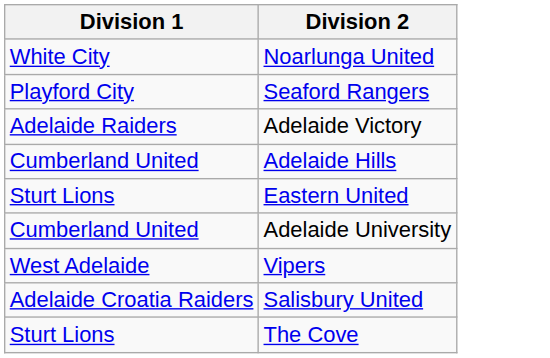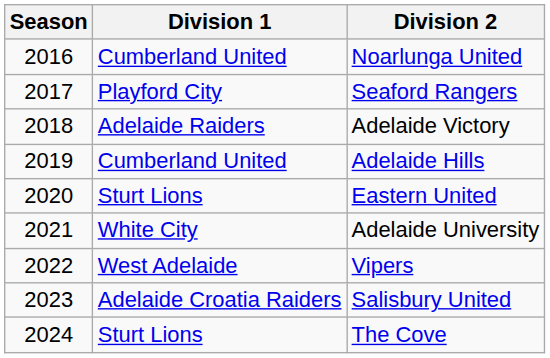+ column: (49, 21)
(60, 56) White City -> (192, 56) Cumberland United
(104, 230) Cumberland United -> (148, 230) White City
